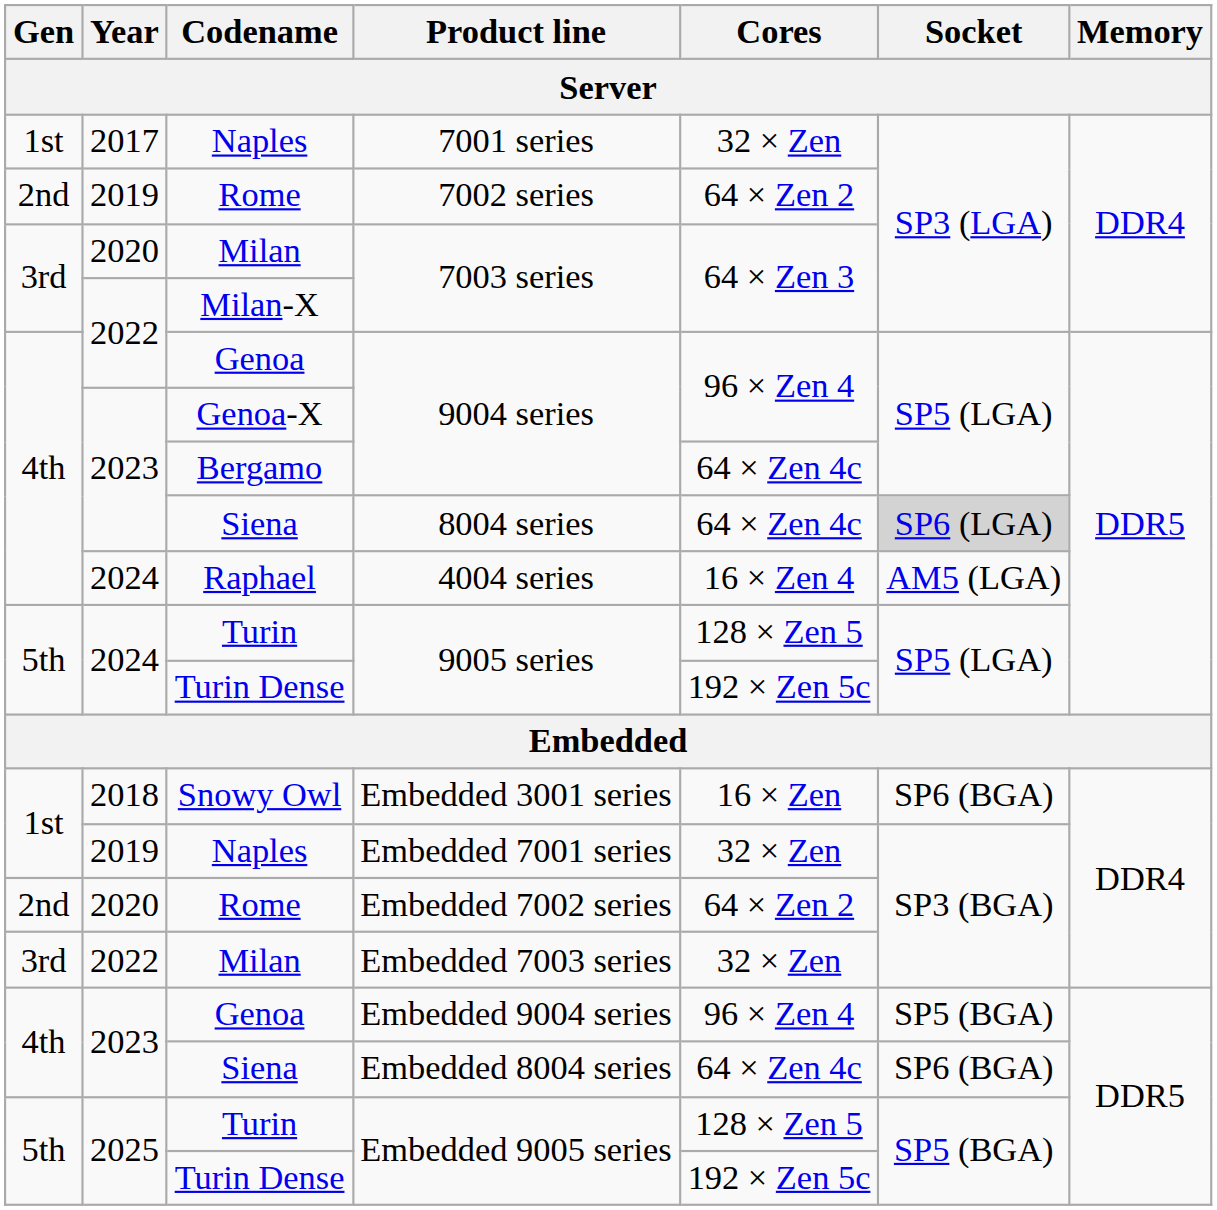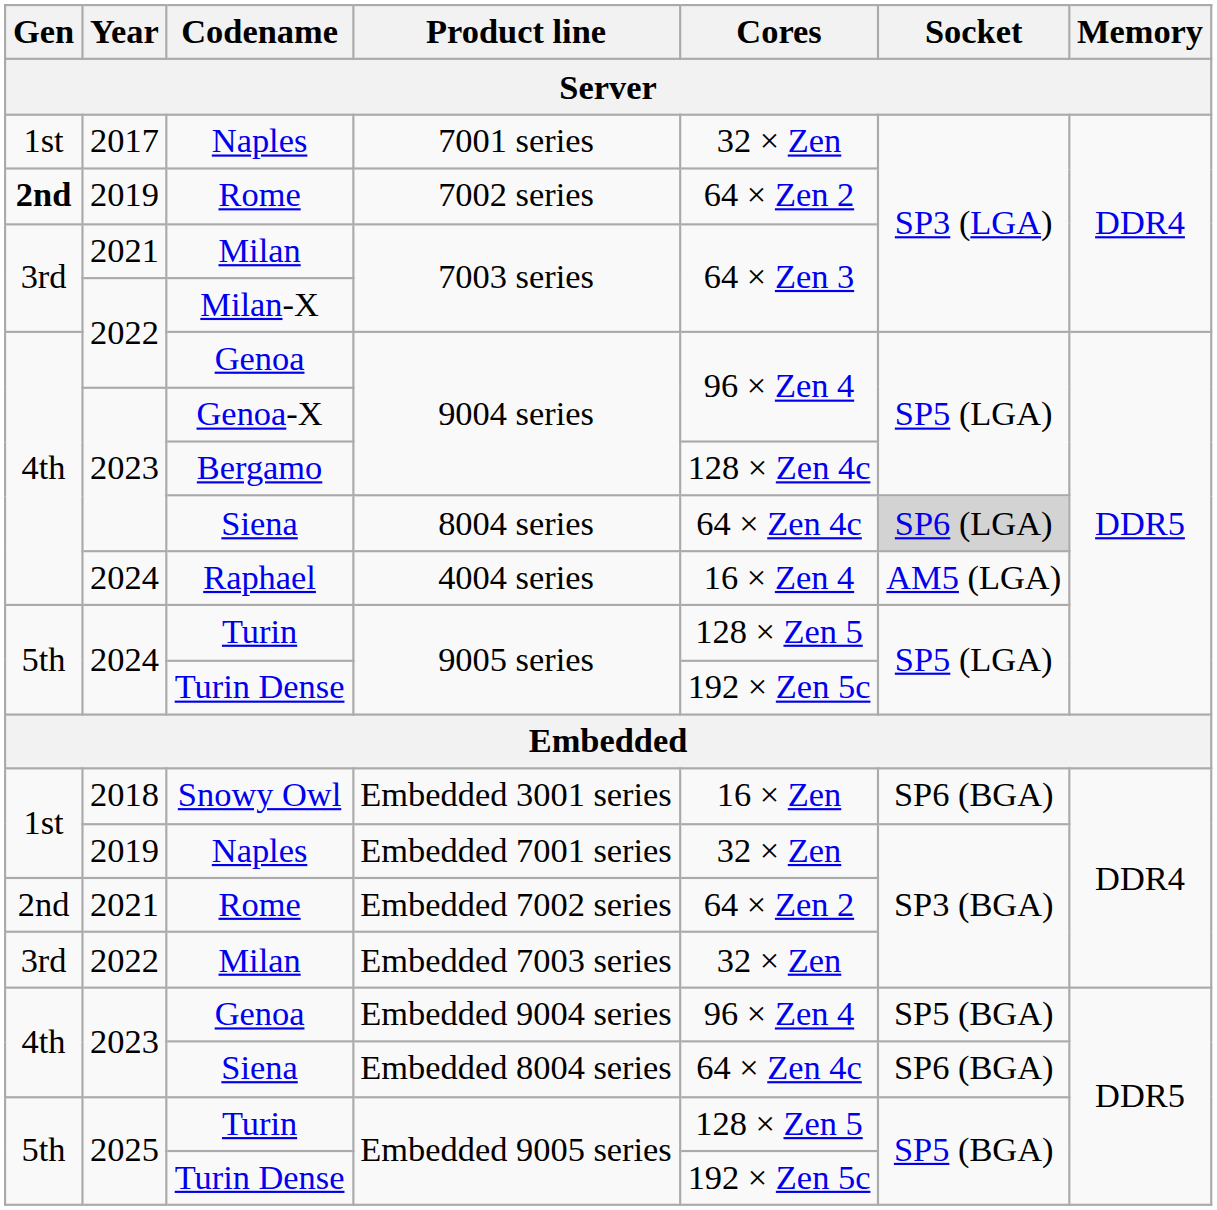(44, 195) normal -> (44, 195) bold
(124, 250) 2020 -> (124, 250) 2021
(779, 468) 64 × Zen 4c -> (779, 468) 128 × Zen 4c
(124, 904) 2020 -> (124, 904) 2021
